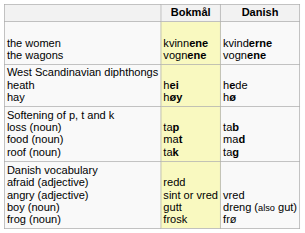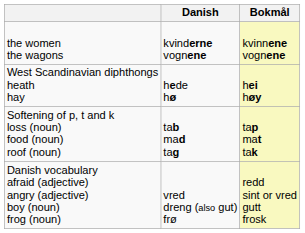columns swapped: (260, 13) <-> (191, 13)
